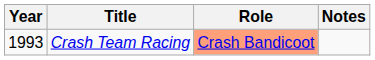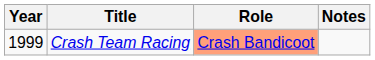(26, 42) 1993 -> (26, 42) 1999
